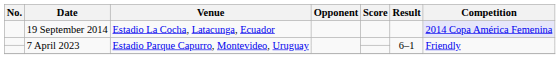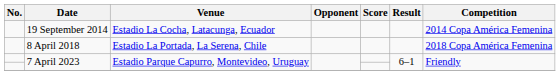(489, 29) lavender background -> (489, 29) no background
+ row: (53, 45)
